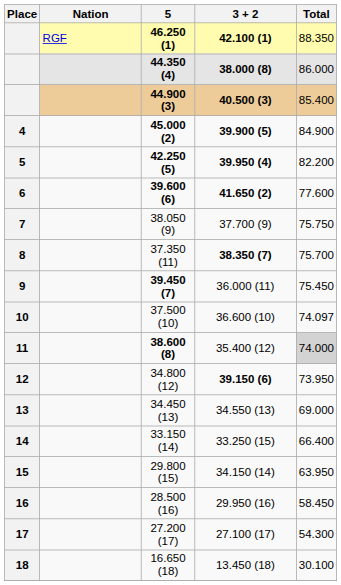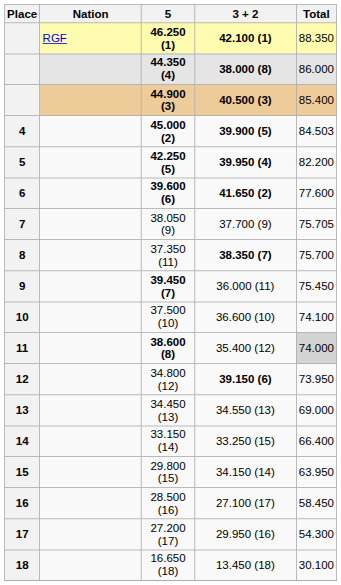(316, 131) 84.900 -> (316, 131) 84.503
(316, 224) 75.750 -> (316, 224) 75.705
(316, 317) 74.097 -> (316, 317) 74.100
(245, 503) 29.950 (16) -> (245, 503) 27.100 (17)
(245, 534) 27.100 (17) -> (245, 534) 29.950 (16)
